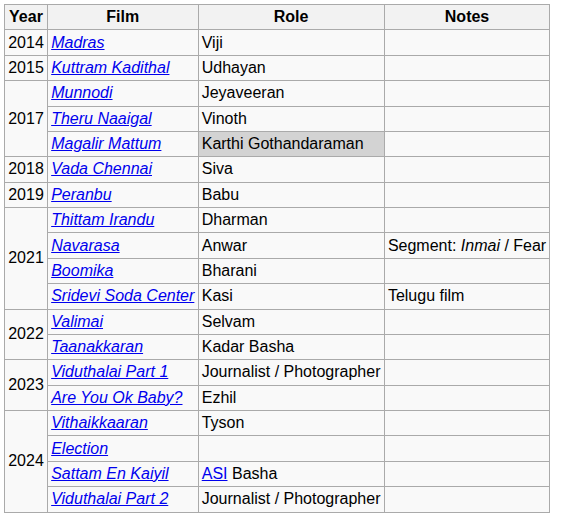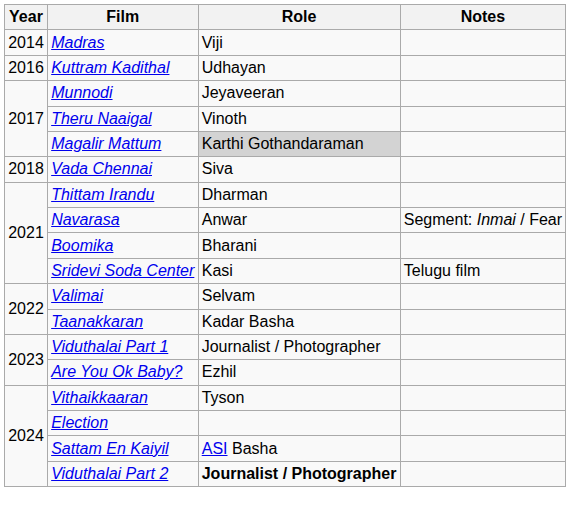(26, 67) 2015 -> (26, 67) 2016
- row: (81, 194)
(291, 499) normal -> (299, 473) bold
